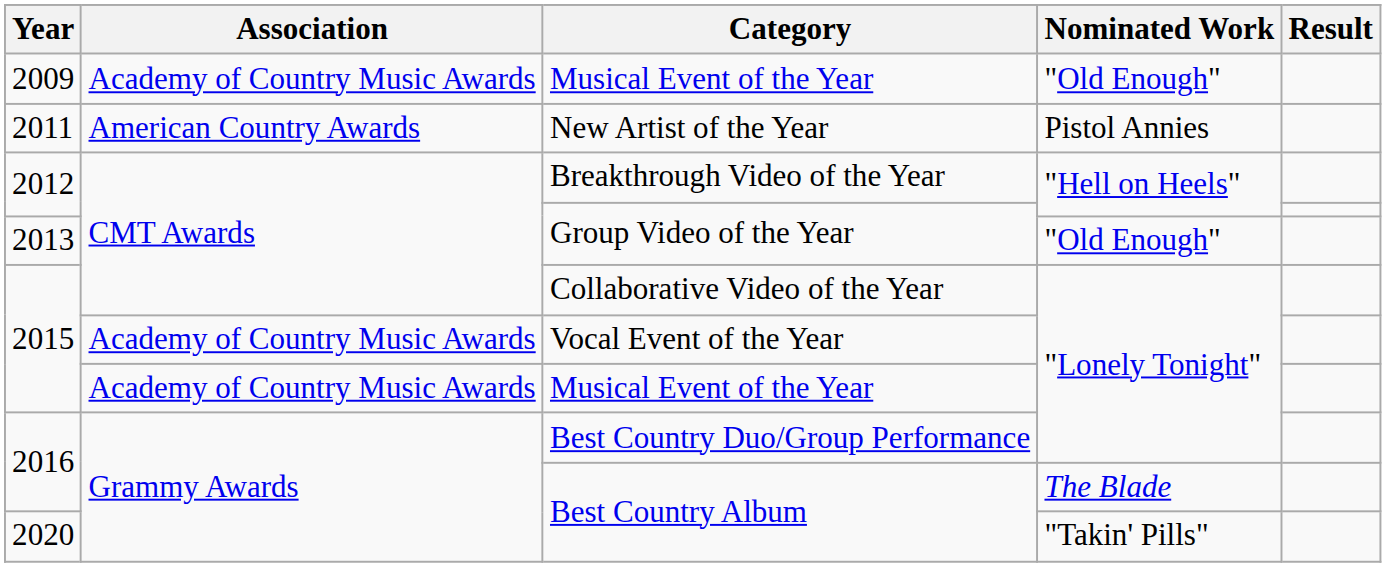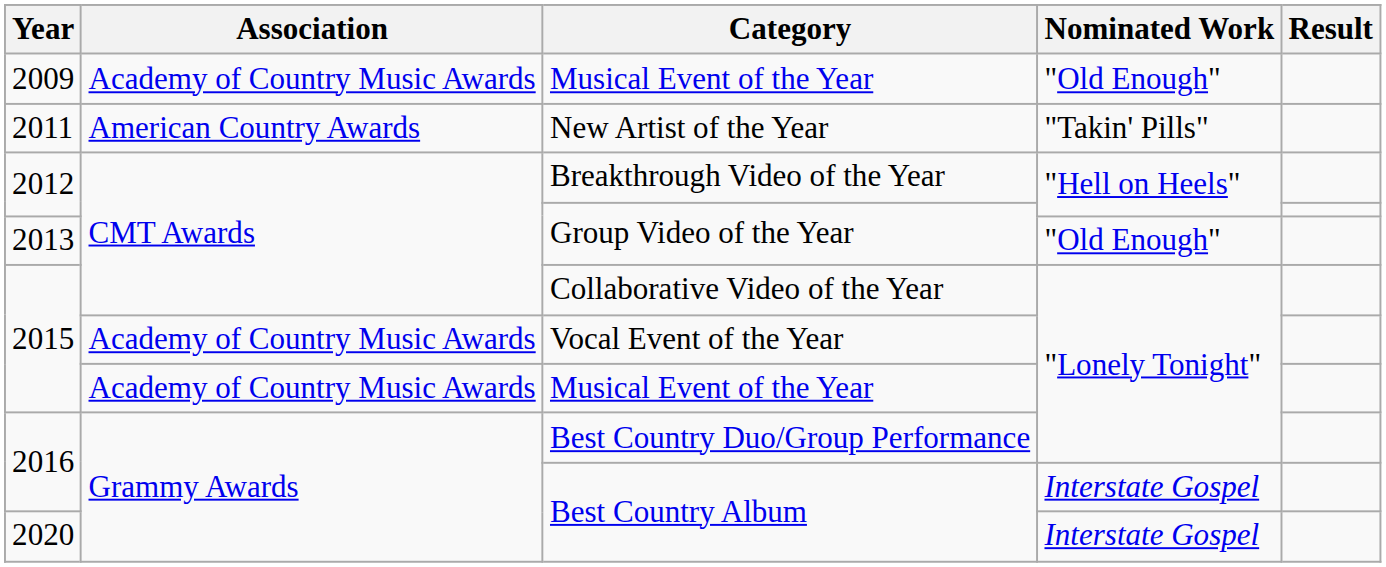(1127, 127) Pistol Annies -> (1127, 127) "Takin' Pills"
(1108, 486) The Blade -> (1152, 486) Interstate Gospel
(1127, 535) "Takin' Pills" -> (1152, 535) Interstate Gospel
